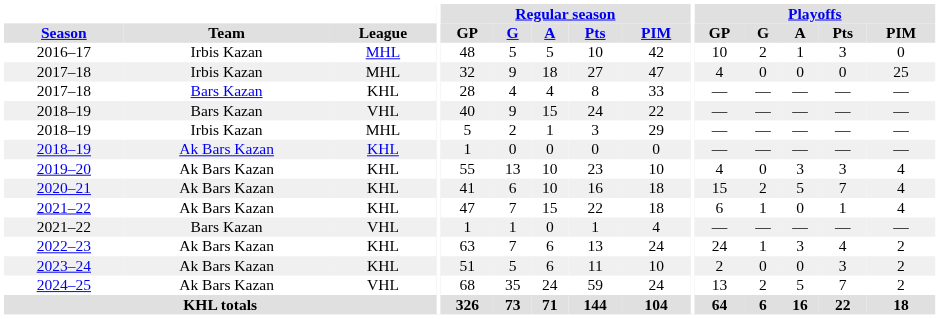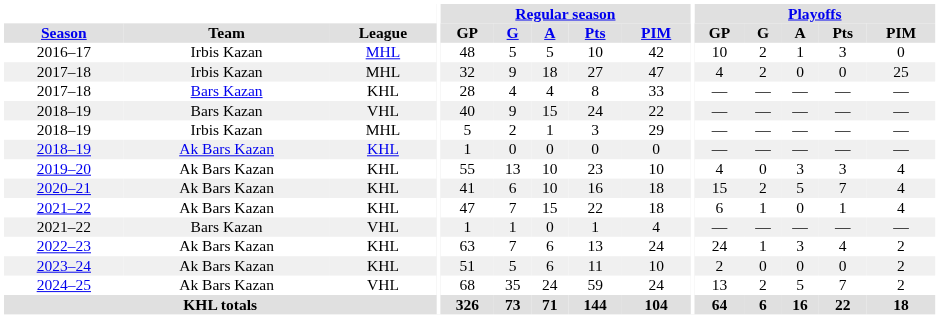(763, 71) 0 -> (763, 71) 2
(843, 265) 3 -> (843, 265) 0
